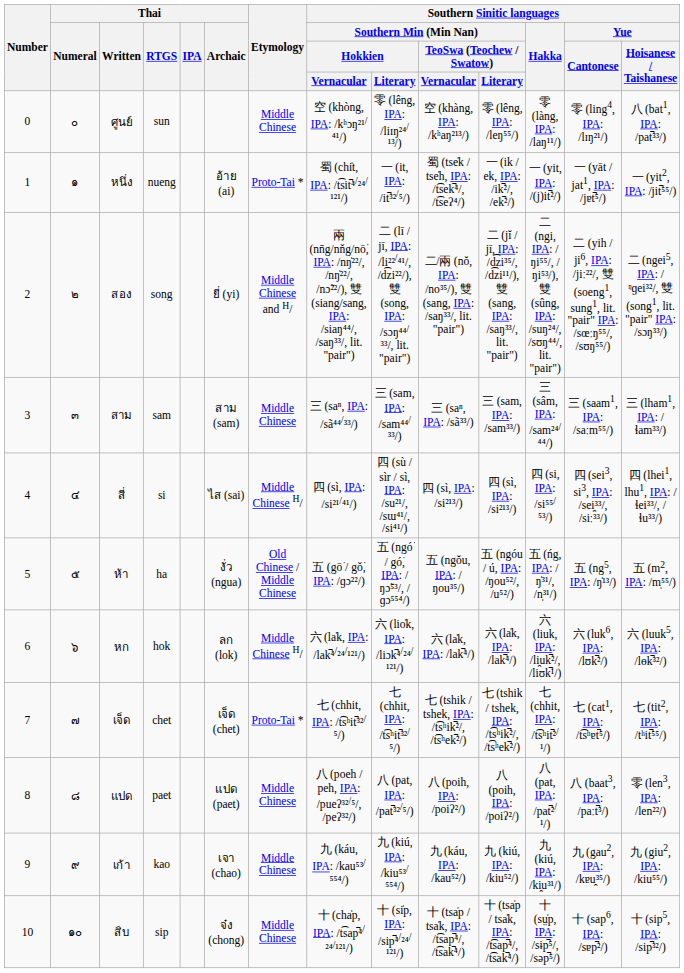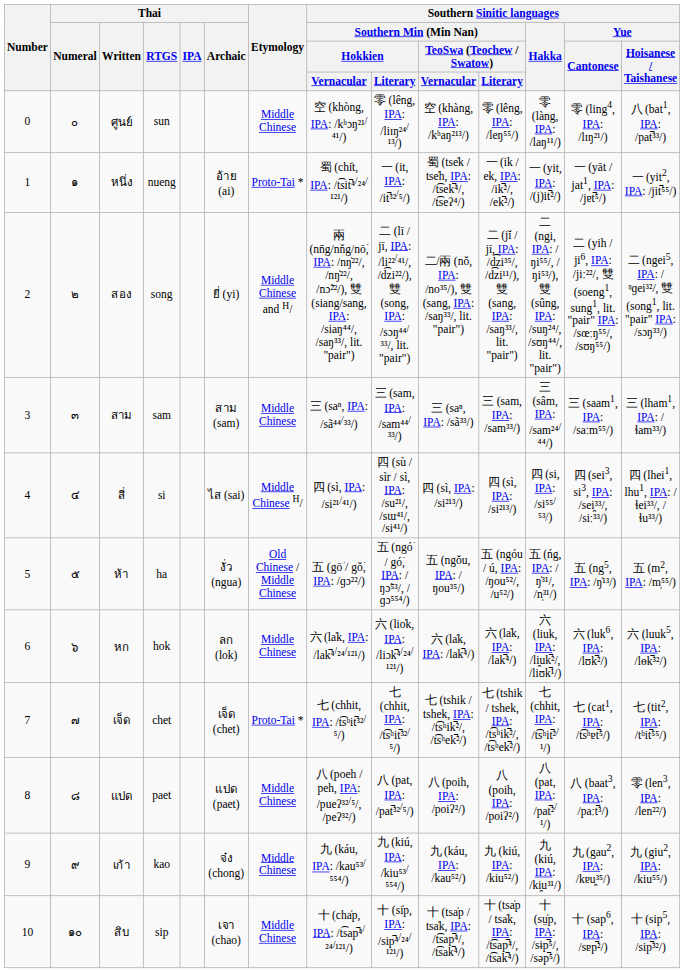(278, 646) Middle Chinese H/ -> (278, 646) Middle Chinese
(226, 866) เจา (chao) -> (226, 866) จ๋ง (chong)
(226, 933) จ๋ง (chong) -> (226, 933) เจา (chao)
